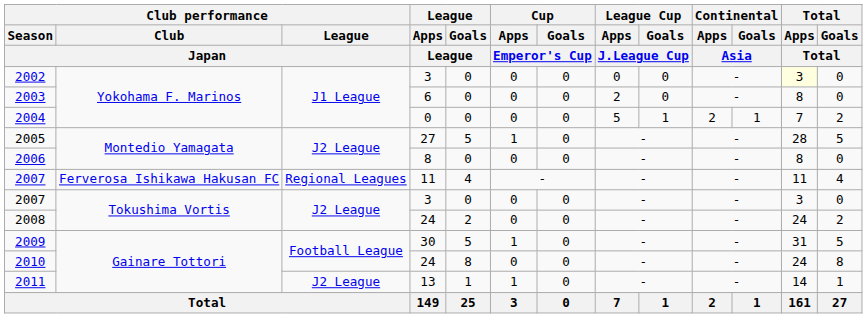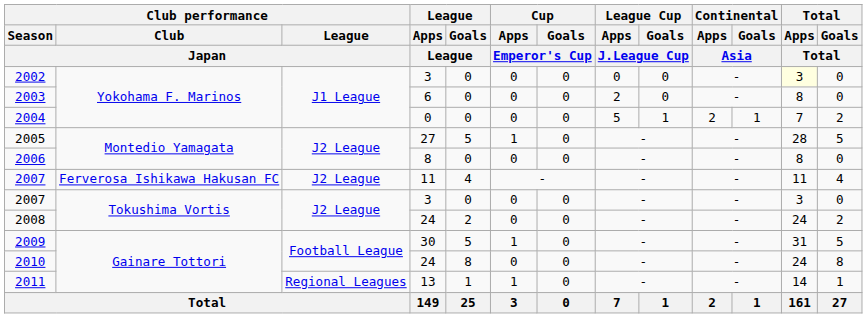(346, 179) Regional Leagues -> (346, 179) J2 League
(346, 282) J2 League -> (346, 282) Regional Leagues
